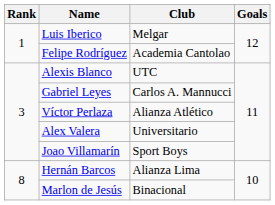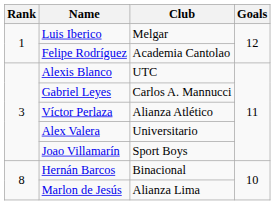(166, 170) Alianza Lima -> (159, 170) Binacional
(159, 190) Binacional -> (166, 190) Alianza Lima
